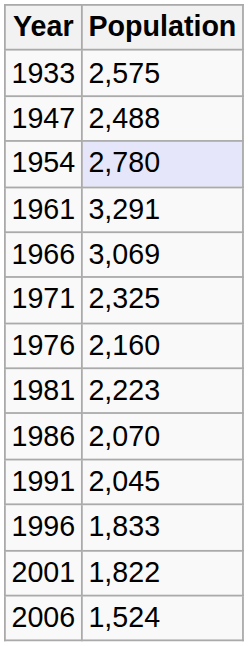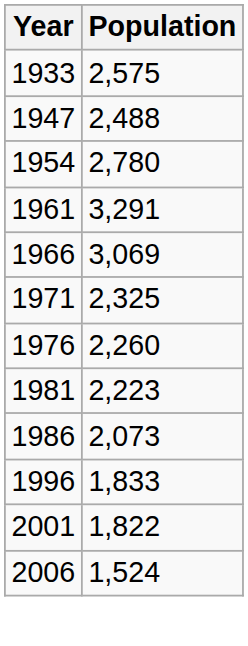(124, 163) lavender background -> (124, 163) no background
(124, 345) 2,160 -> (124, 345) 2,260
(124, 436) 2,070 -> (124, 436) 2,073
- row: (43, 481)
